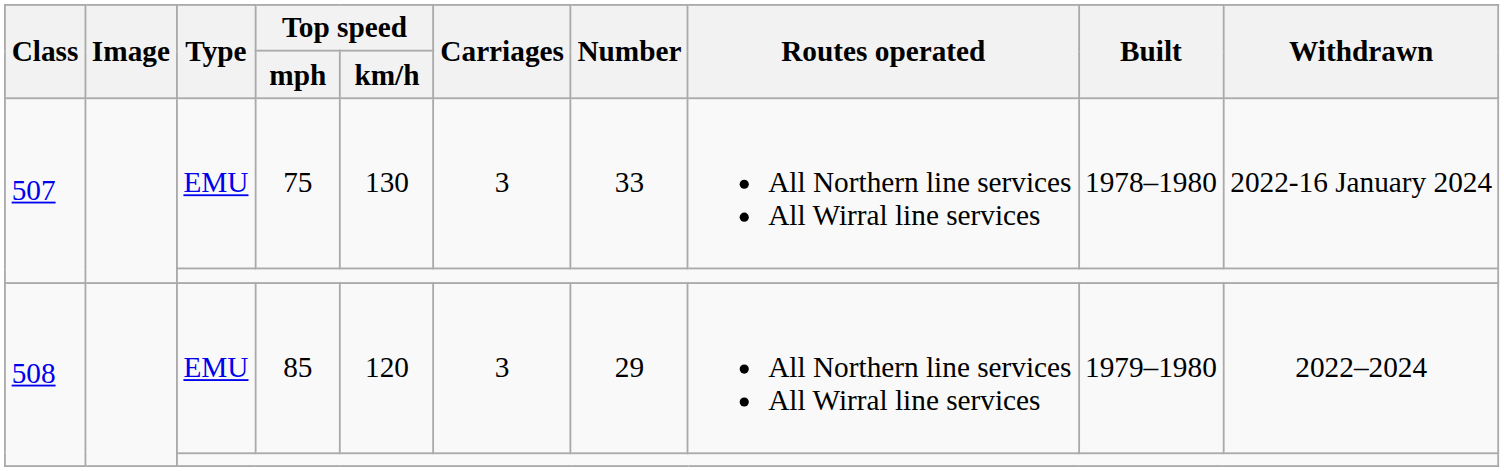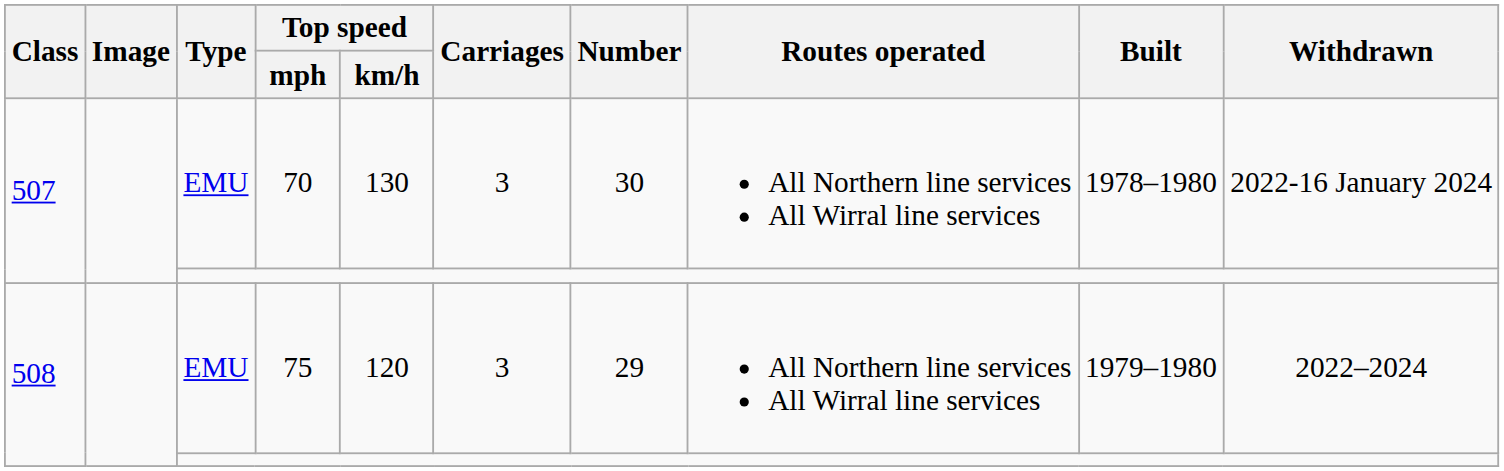(298, 182) 75 -> (298, 182) 70
(629, 182) 33 -> (629, 182) 30
(298, 367) 85 -> (298, 367) 75
